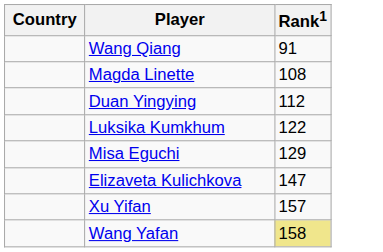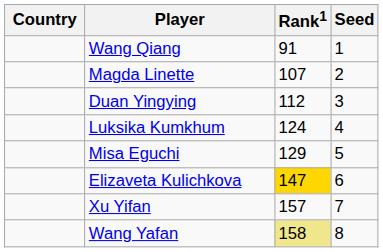+ column: (354, 19)
(292, 74) 108 -> (292, 74) 107
(292, 127) 122 -> (292, 127) 124
(292, 180) no background -> (292, 180) gold background
